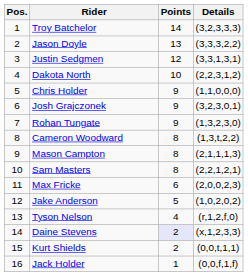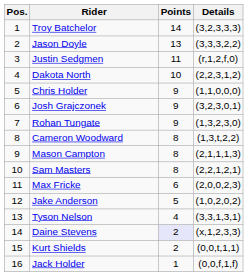(176, 59) 12 -> (176, 59) 11
(218, 59) (3,3,1,3,1) -> (218, 59) (r,1,2,f,0)
(218, 216) (r,1,2,f,0) -> (218, 216) (3,3,1,3,1)
